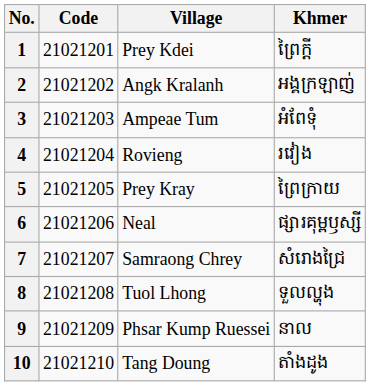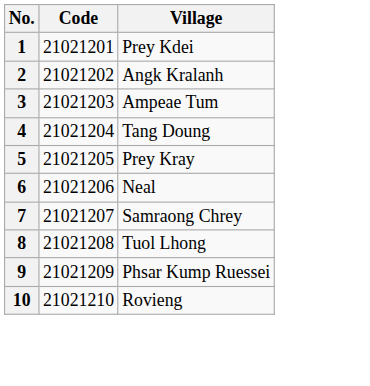- column: (320, 18)
(152, 154) Rovieng -> (166, 131) Tang Doung
(166, 363) Tang Doung -> (152, 300) Rovieng
